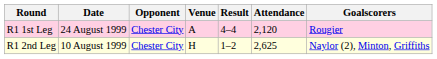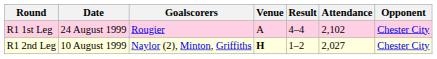columns swapped: (157, 12) <-> (369, 12)
(265, 29) 2,120 -> (333, 29) 2,102
(192, 45) normal -> (260, 45) bold
(265, 45) 2,625 -> (333, 45) 2,027
